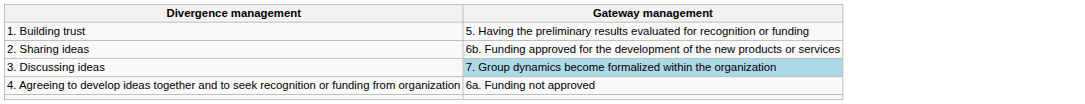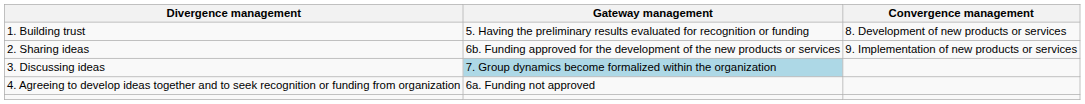+ column: (961, 13)
